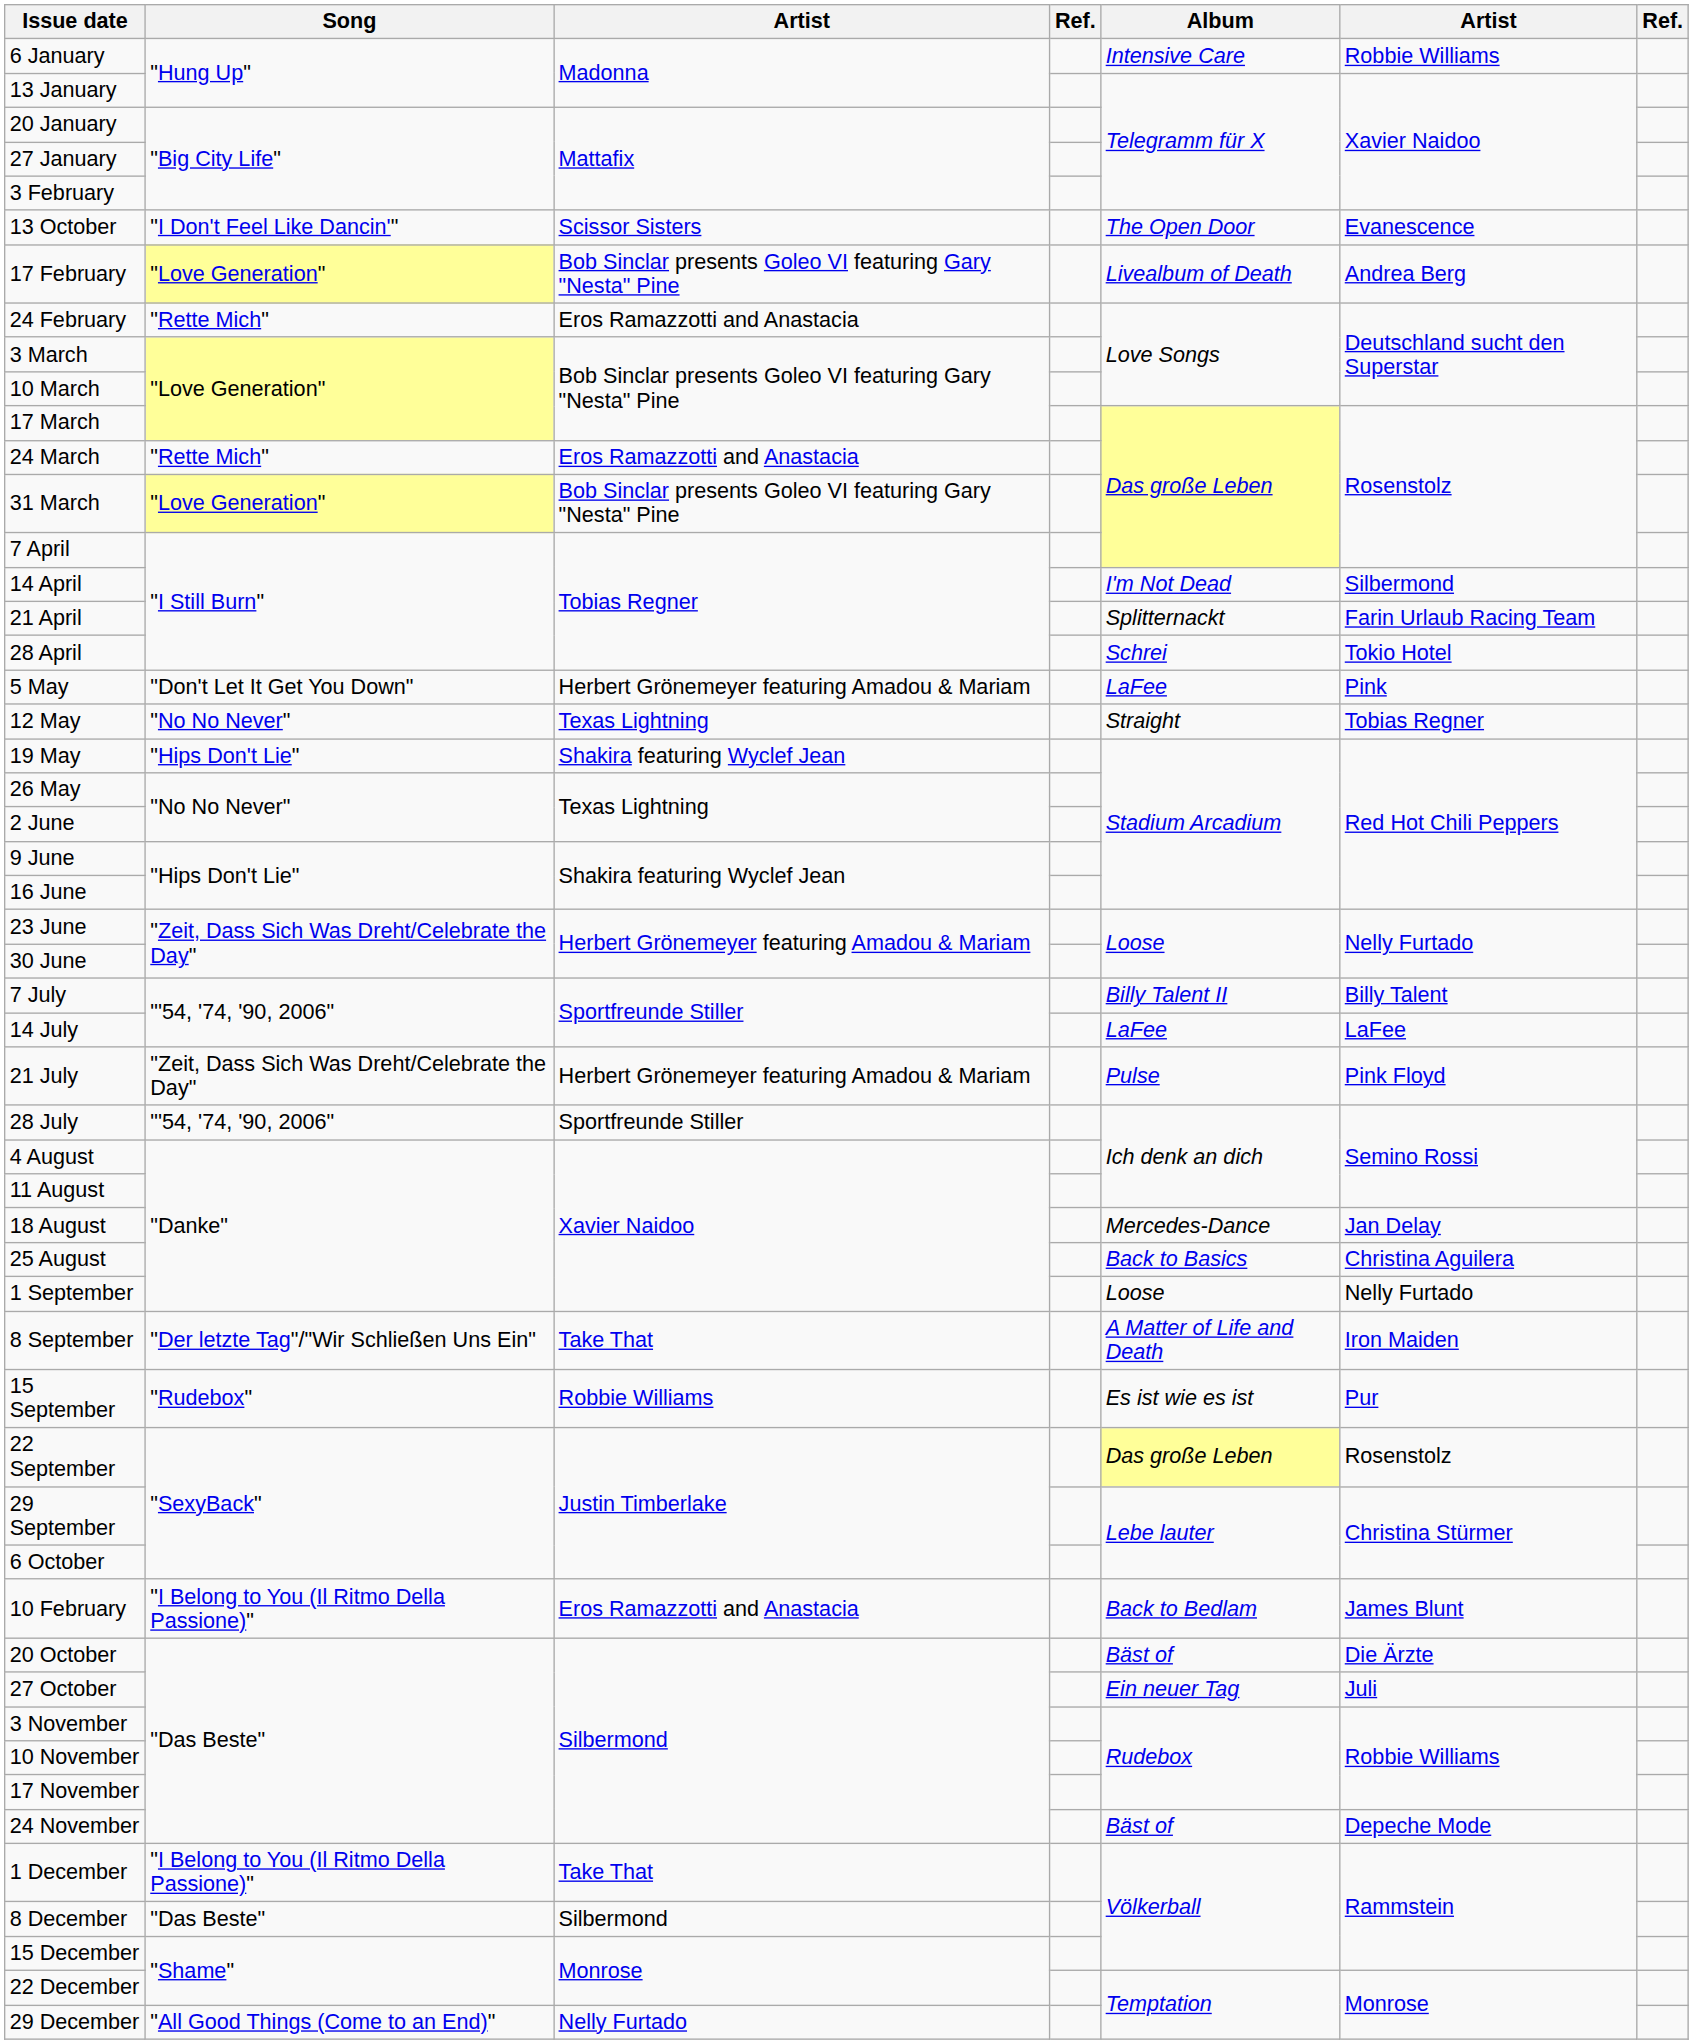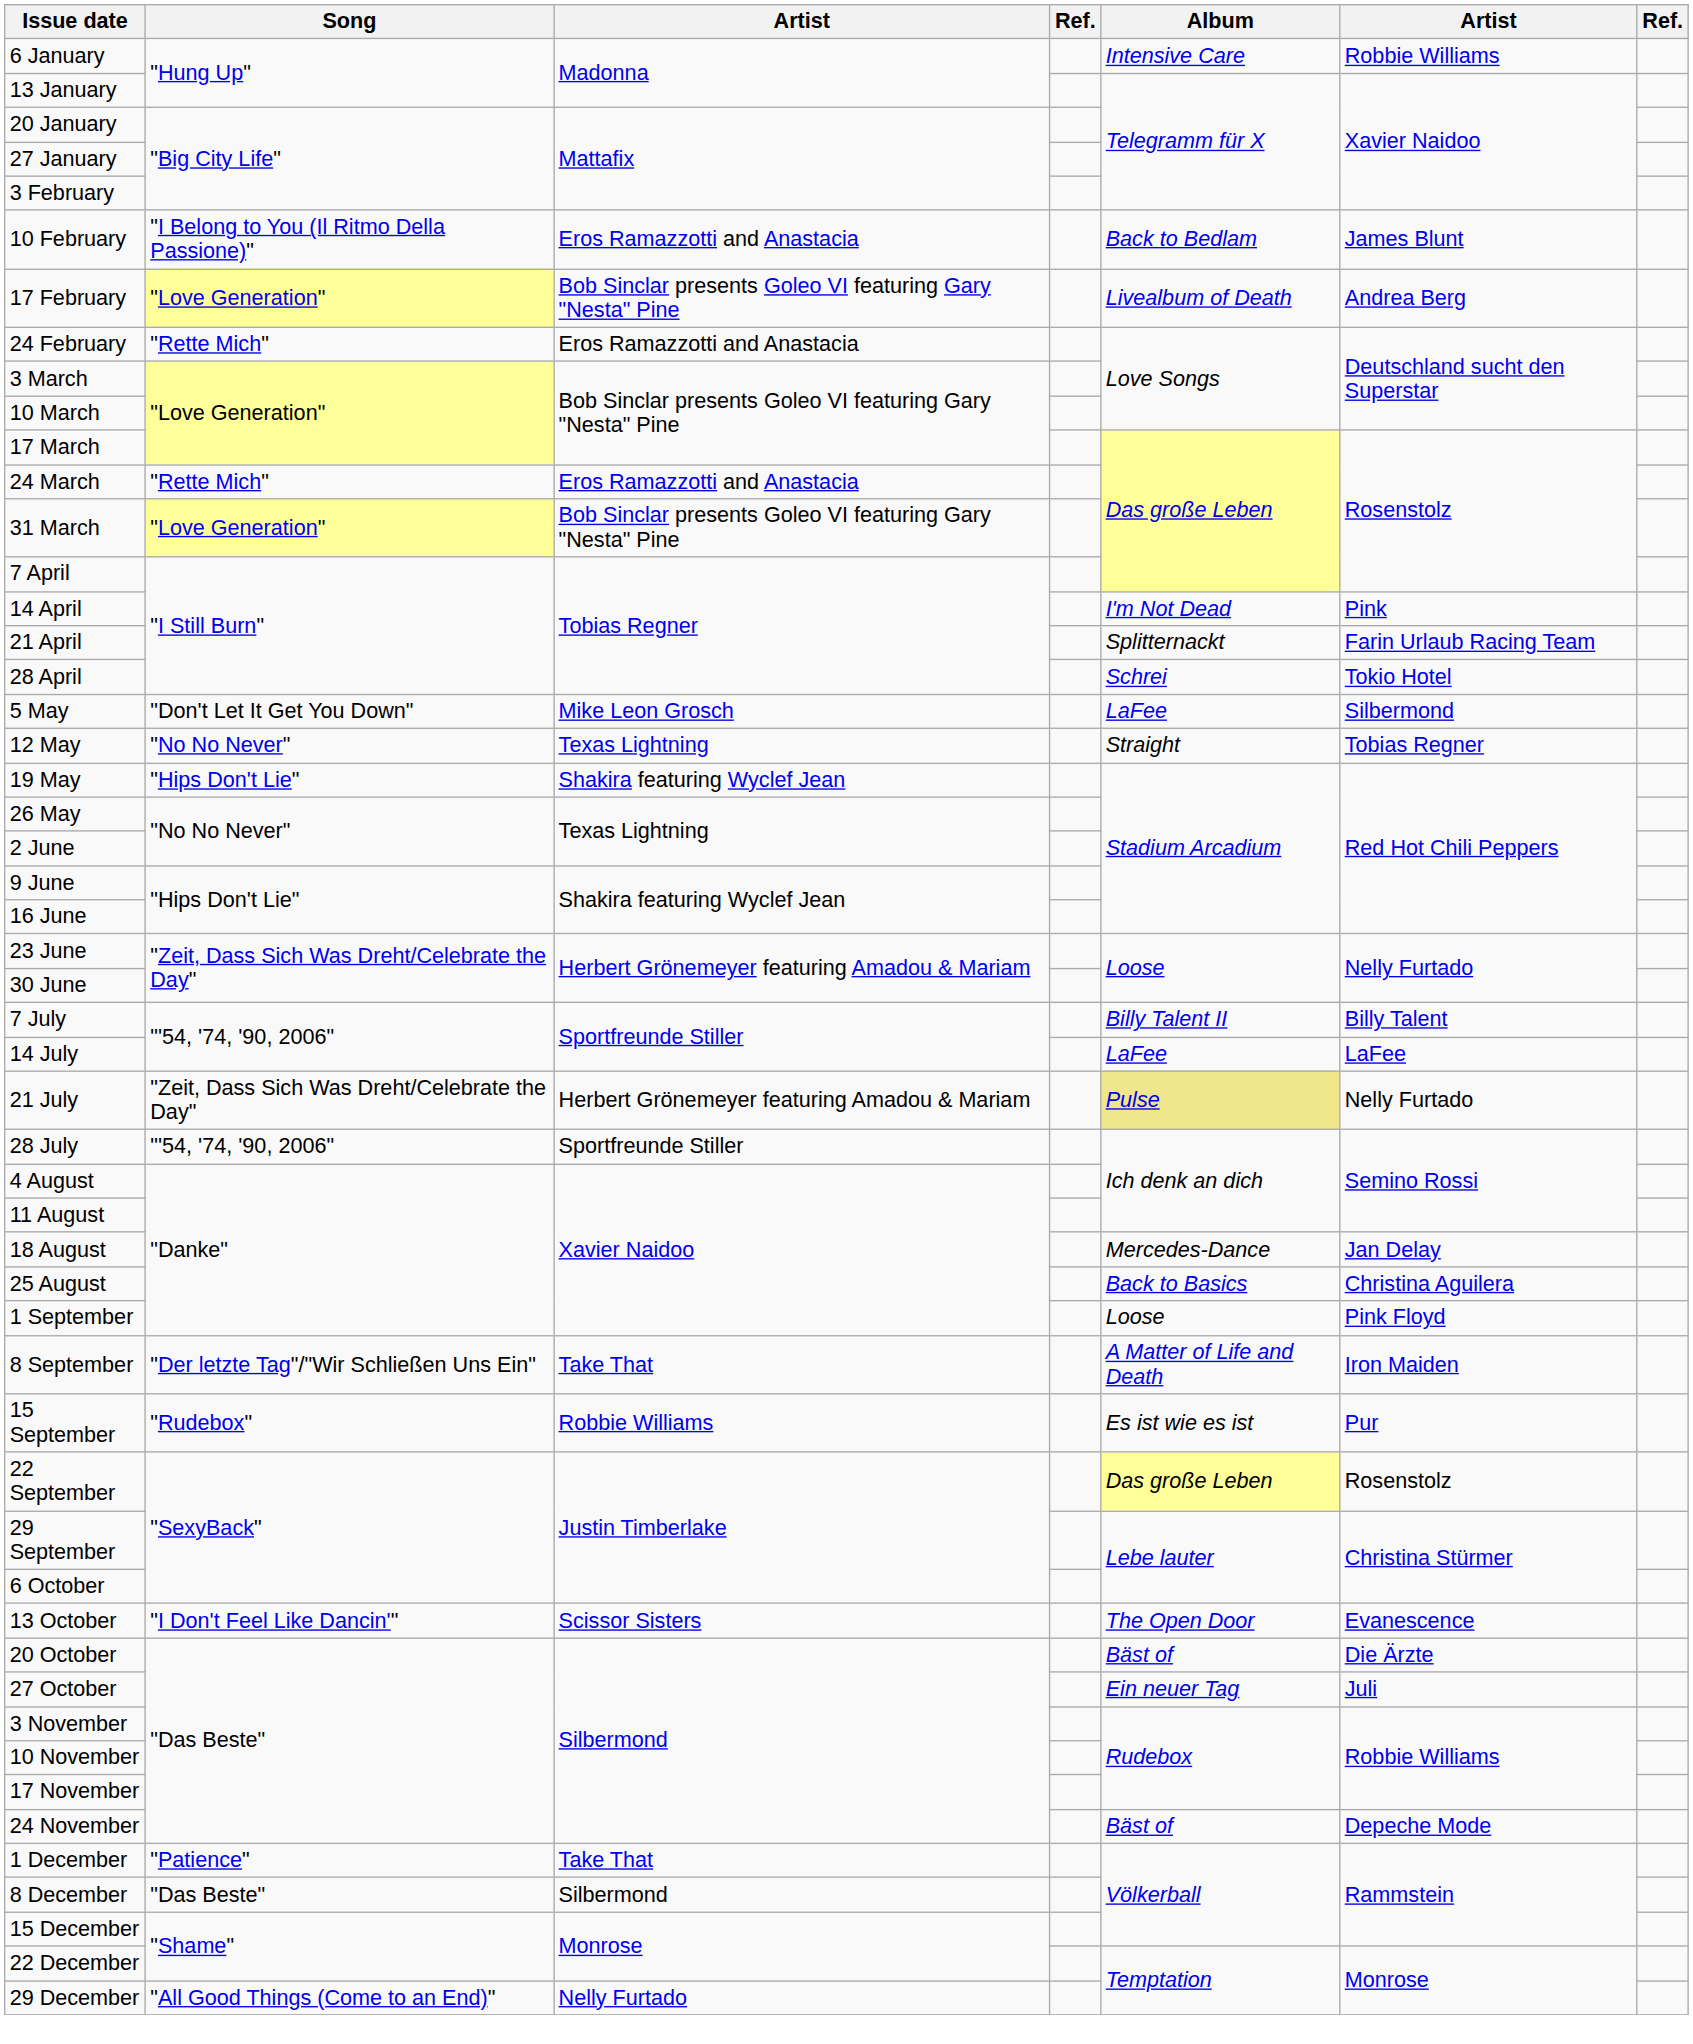rows swapped: (68, 1608) <-> (63, 227)
(1399, 584) Silbermond -> (1366, 608) Pink
(794, 686) Herbert Grönemeyer featuring Amadou & Mariam -> (646, 711) Mike Leon Grosch
(1366, 686) Pink -> (1399, 711) Silbermond
(1133, 1075) no background -> (1133, 1100) khaki background
(1395, 1075) Pink Floyd -> (1409, 1100) Nelly Furtado
(1409, 1293) Nelly Furtado -> (1395, 1317) Pink Floyd
(298, 1872) "I Belong to You (Il Ritmo Della Passione)" -> (200, 1860) "Patience"
